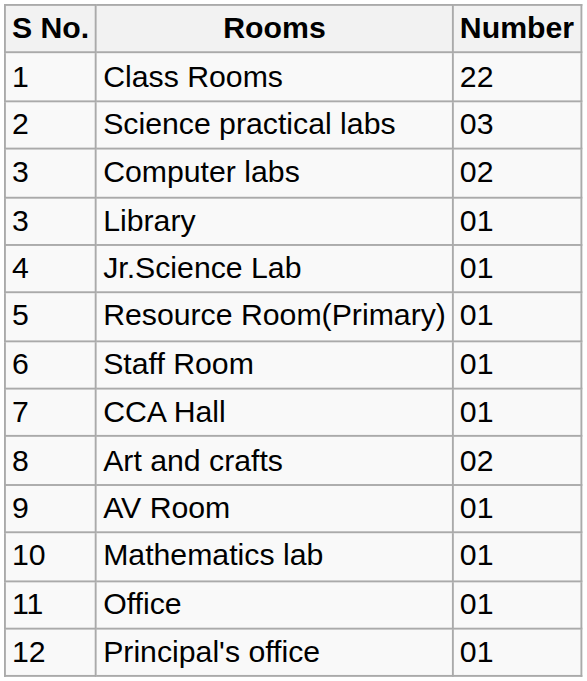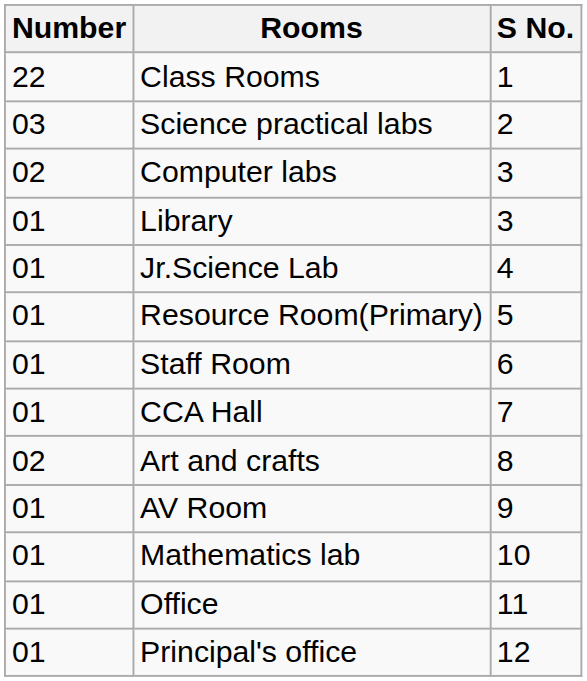columns swapped: (51, 28) <-> (517, 28)
